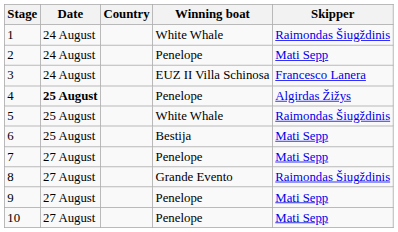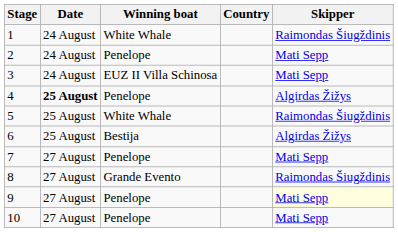columns swapped: (212, 14) <-> (127, 14)
(321, 75) Francesco Lanera -> (302, 75) Mati Sepp
(302, 136) Mati Sepp -> (313, 136) Algirdas Žižys
(302, 197) no background -> (302, 197) lightyellow background
